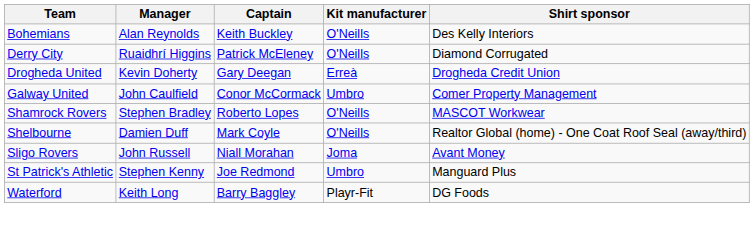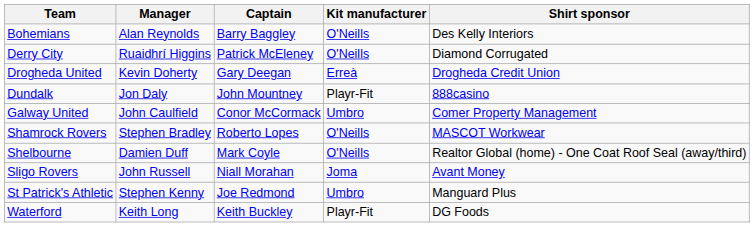(255, 34) Keith Buckley -> (256, 34) Barry Baggley
+ row: (30, 93)
(256, 192) Barry Baggley -> (255, 212) Keith Buckley
